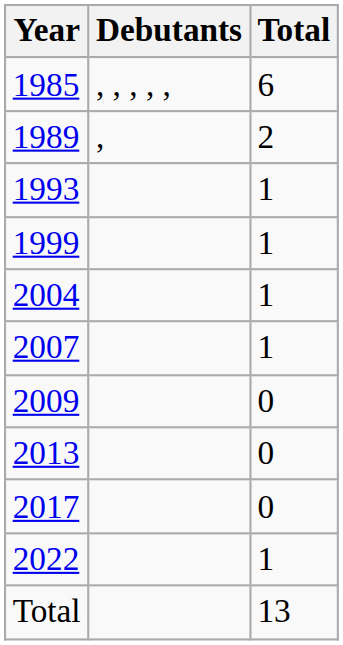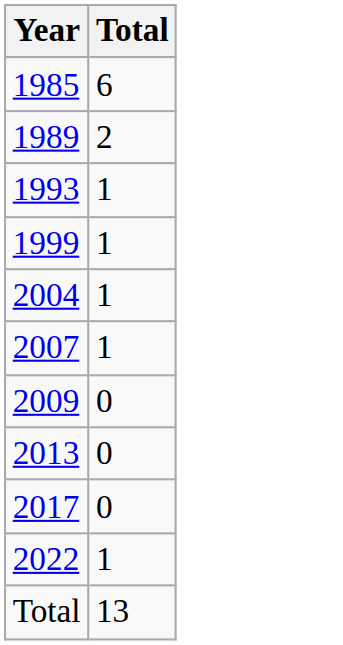- column: (169, 30)
